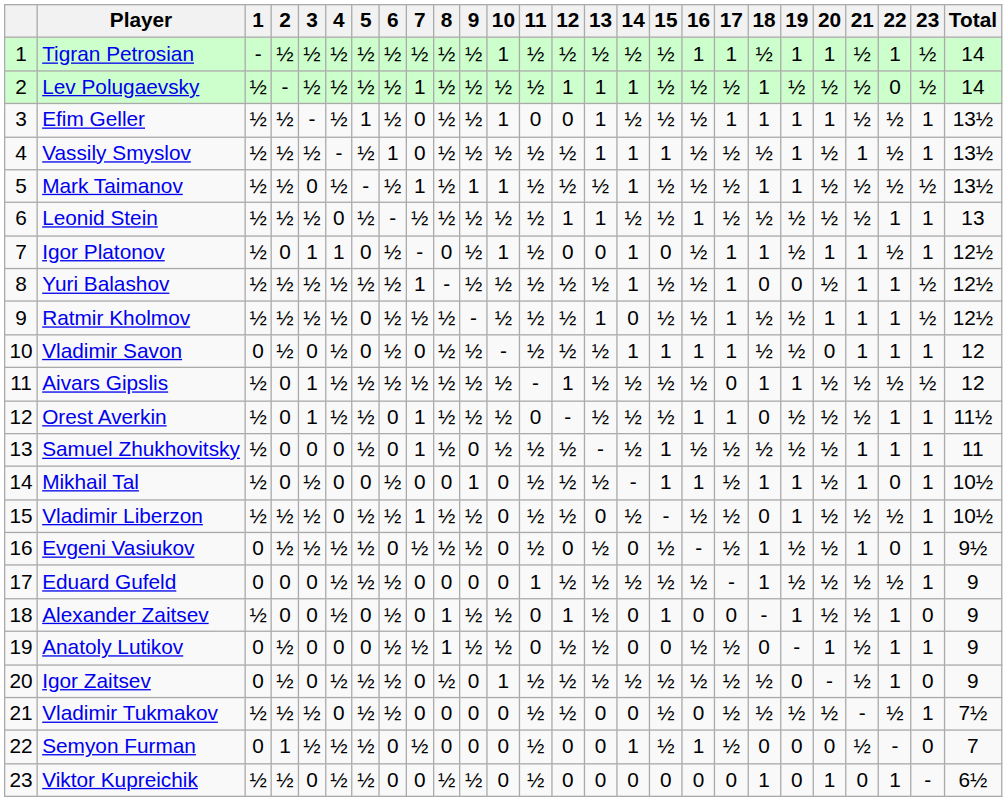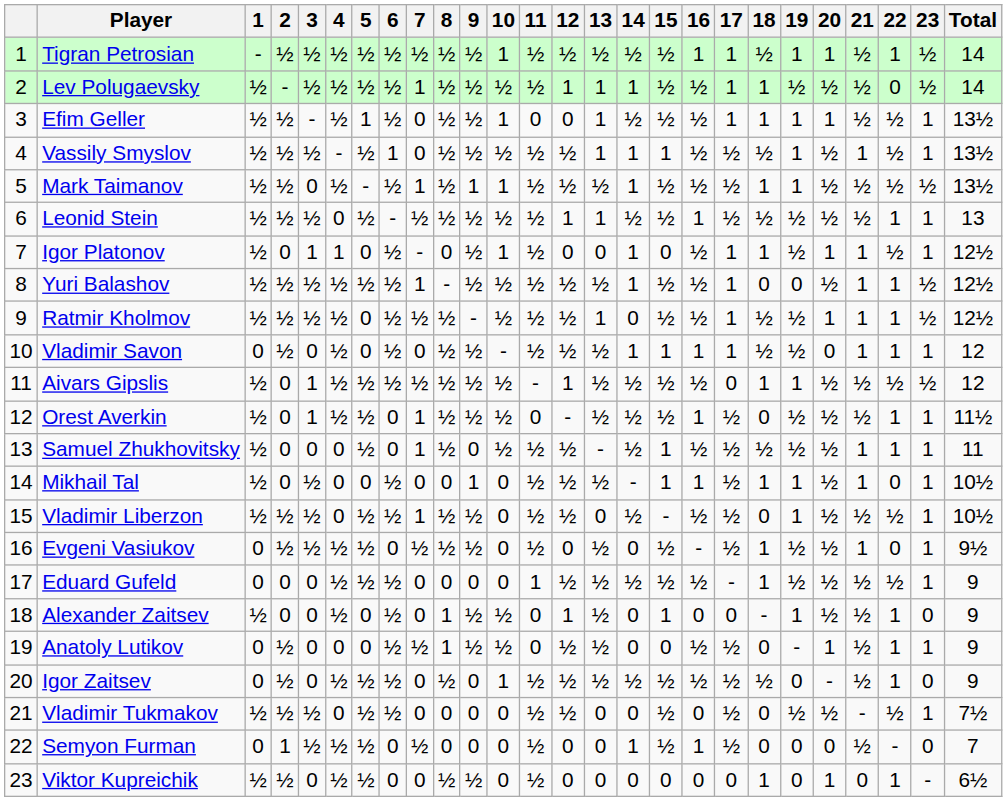(731, 86) ½ -> (731, 86) 1
(731, 416) 1 -> (731, 416) ½
(764, 713) ½ -> (764, 713) 0
